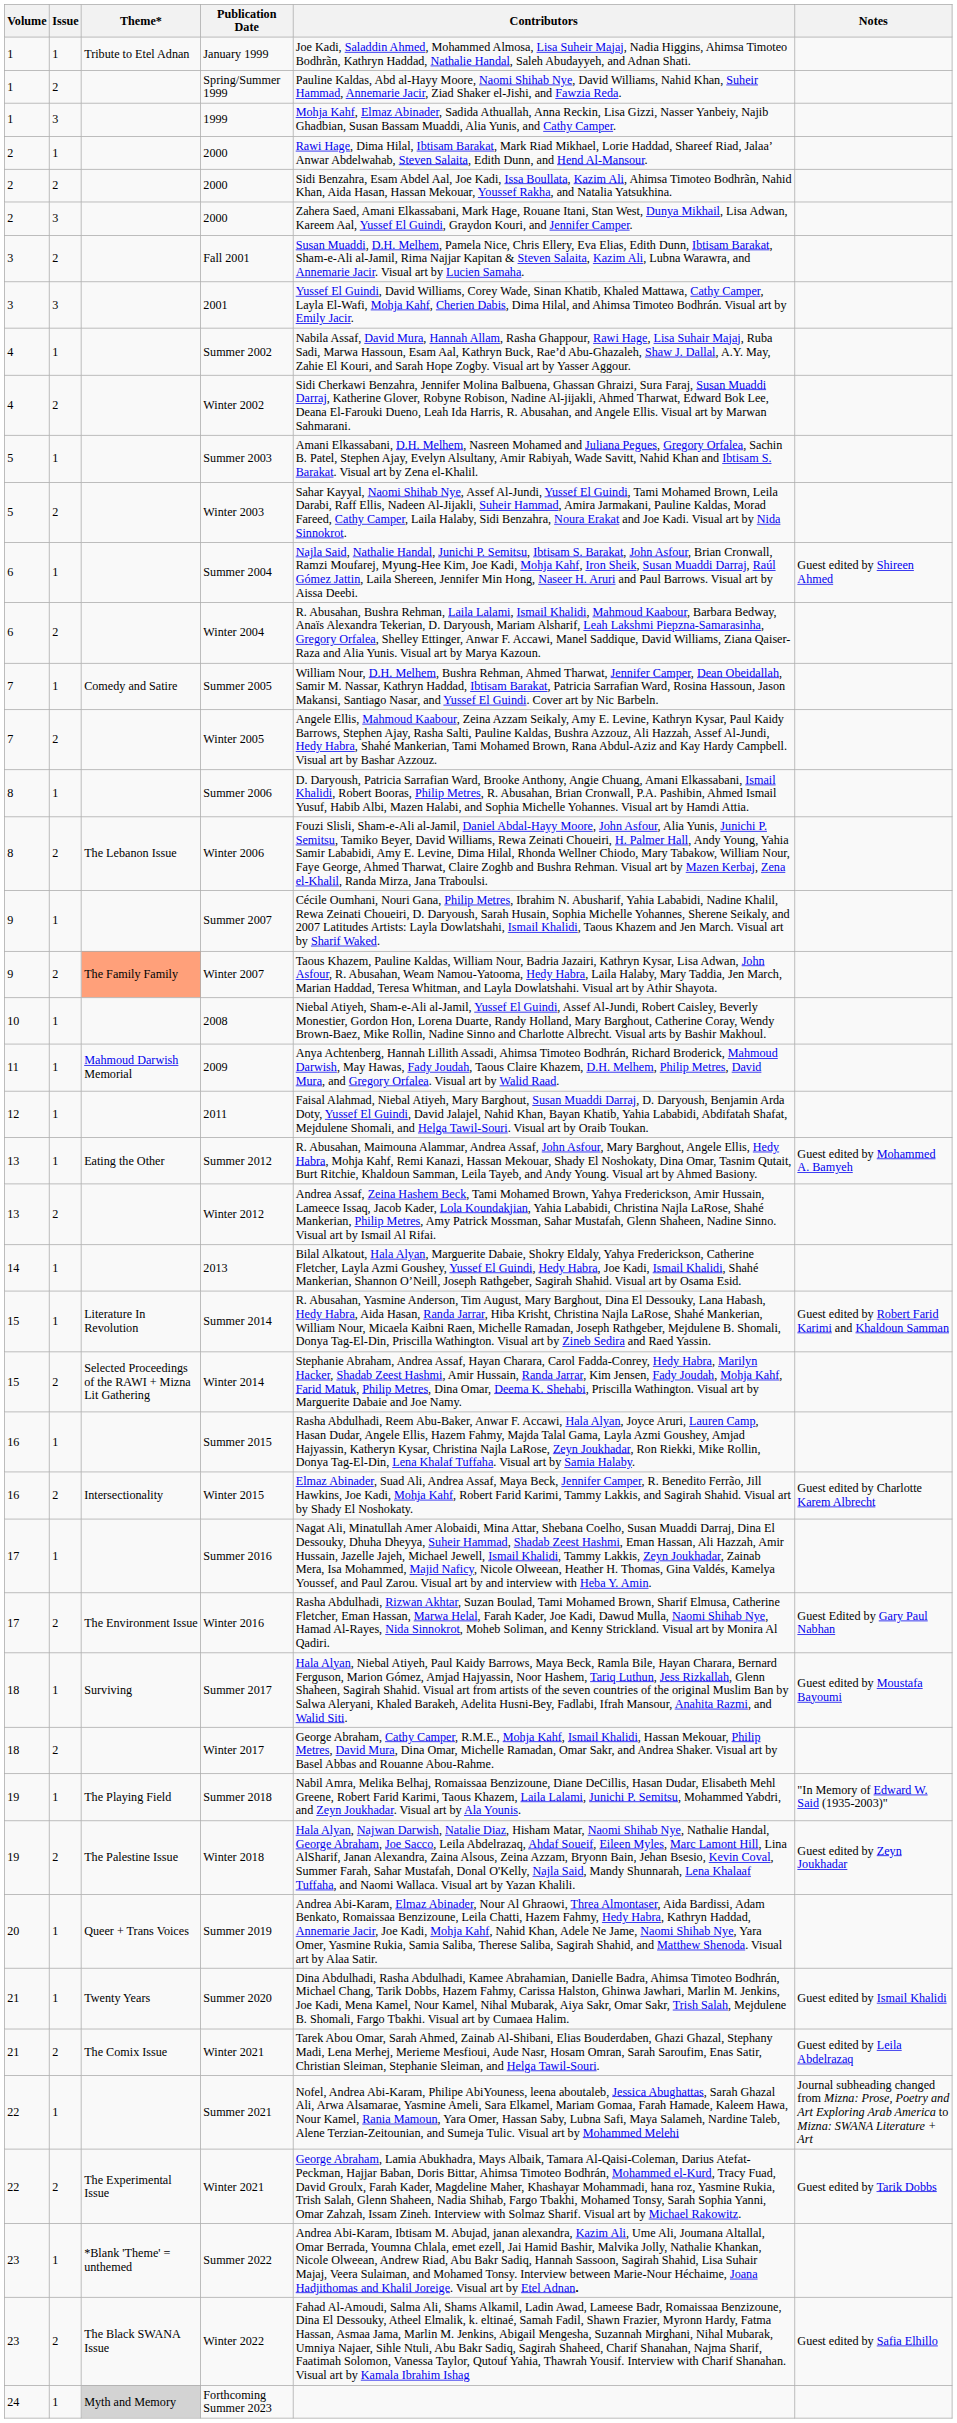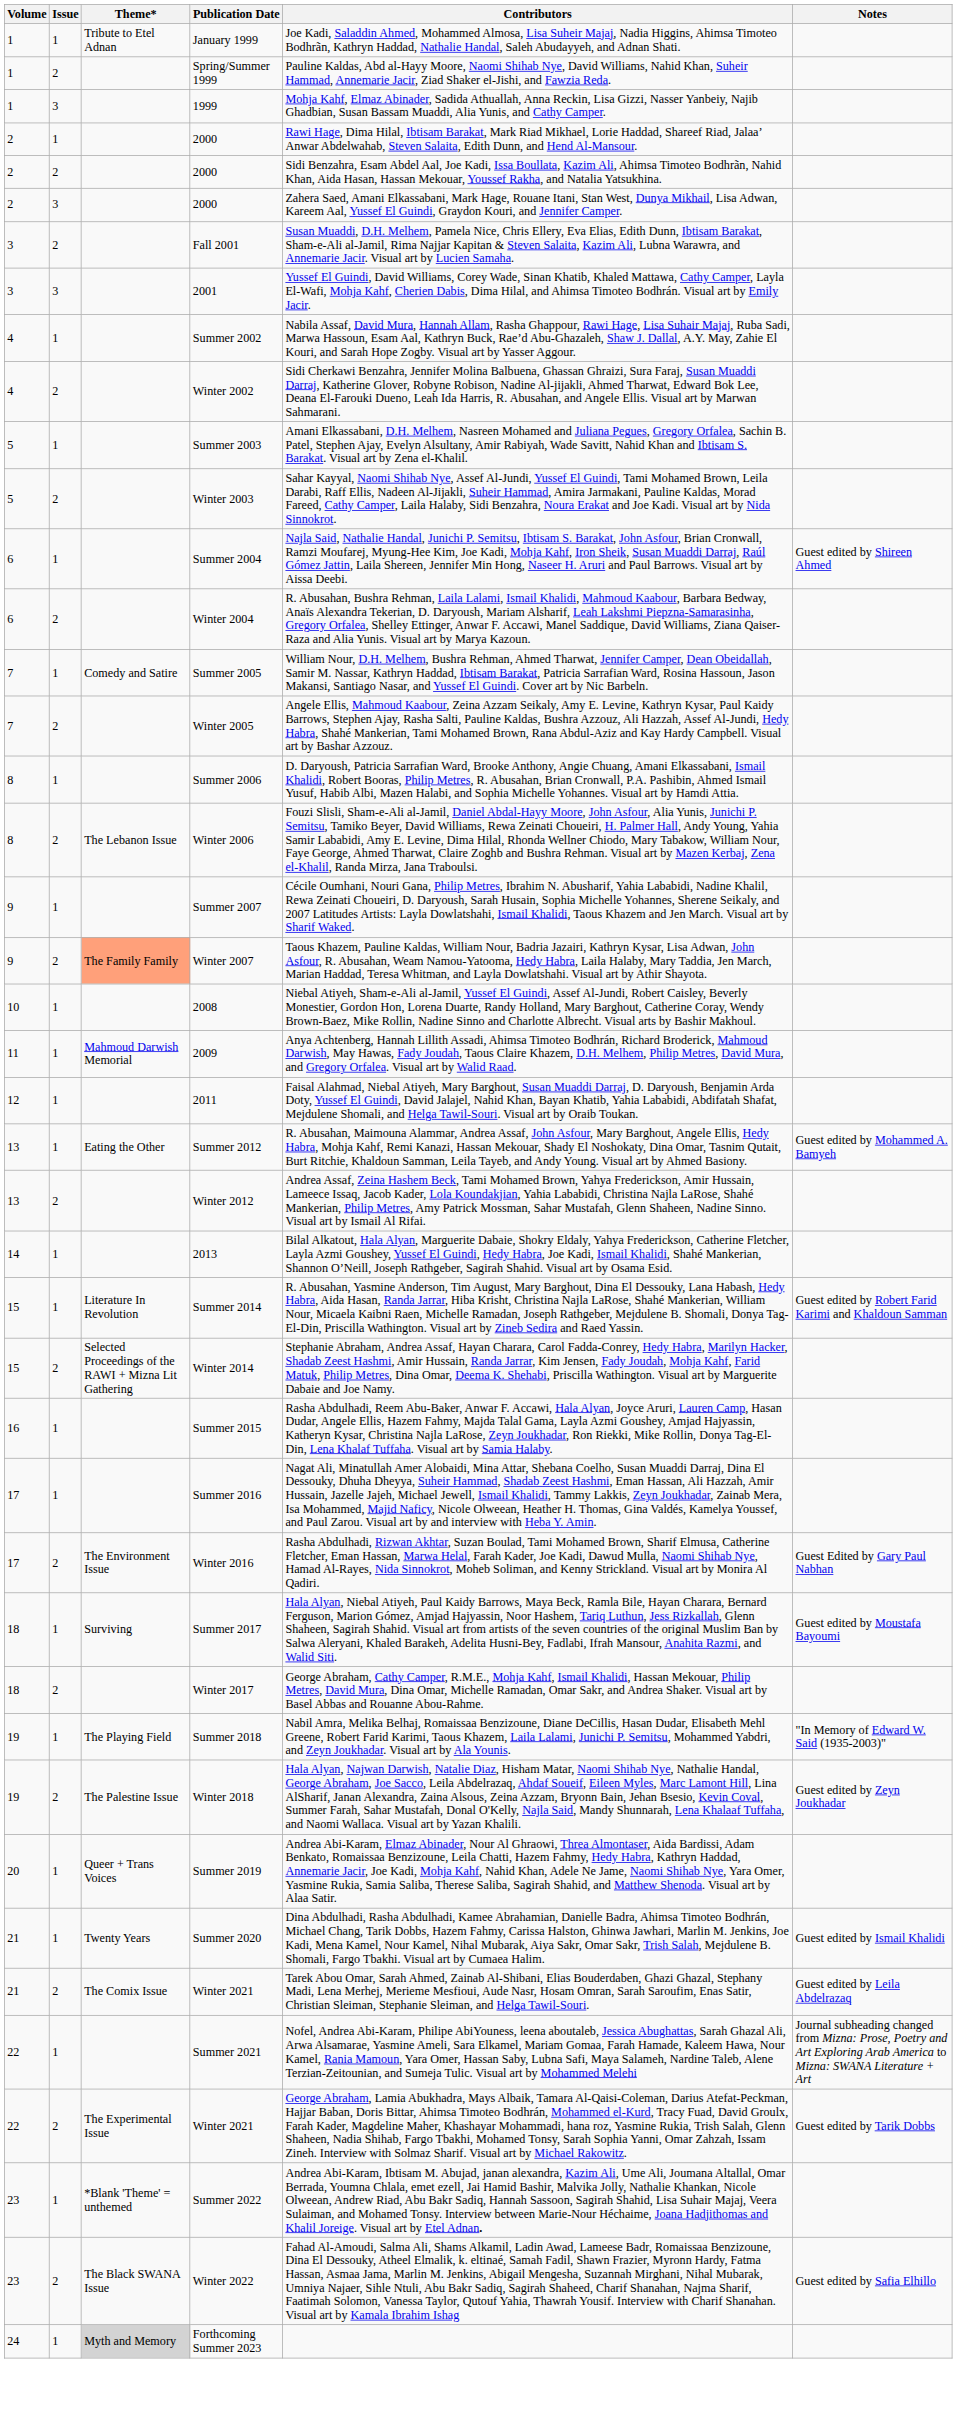- row: (55, 1495)
